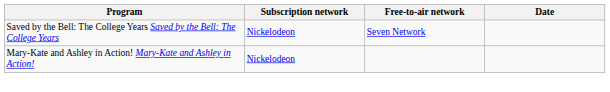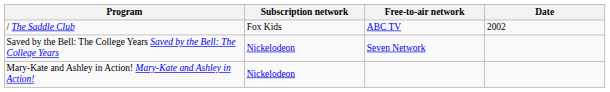+ row: (41, 27)
